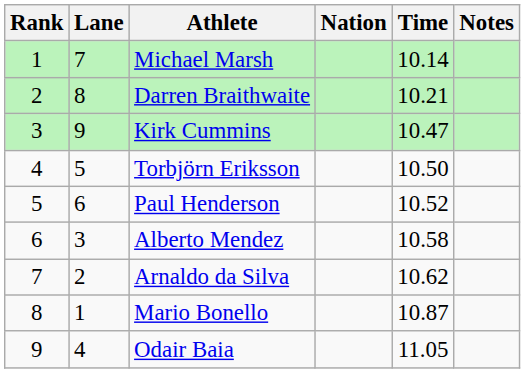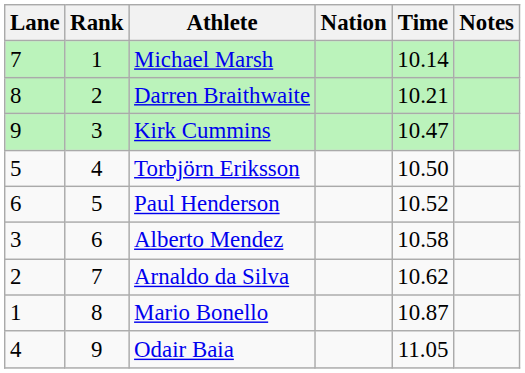columns swapped: (37, 22) <-> (99, 22)
